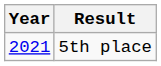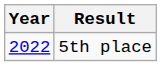(30, 47) 2021 -> (30, 47) 2022
